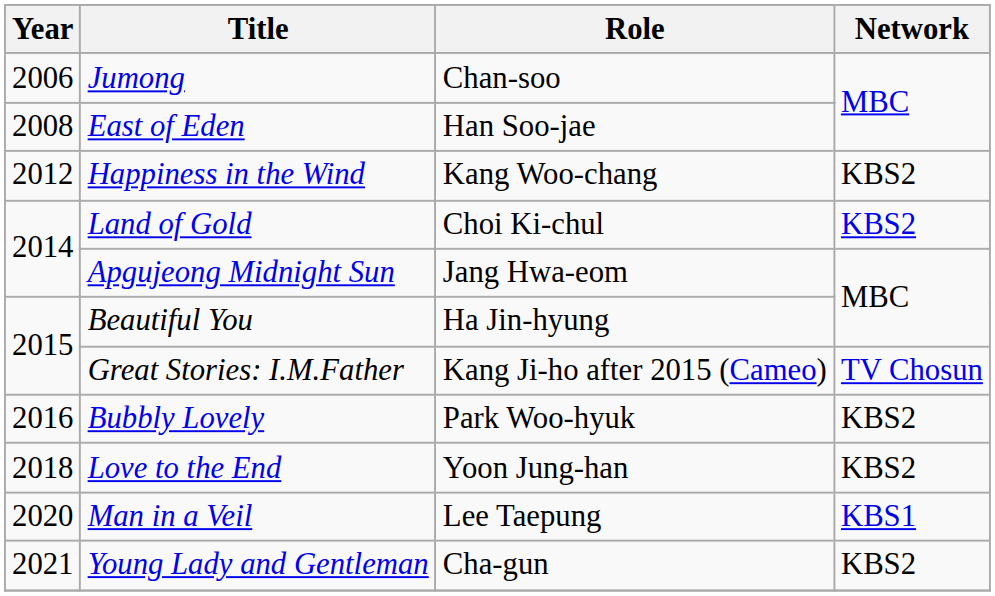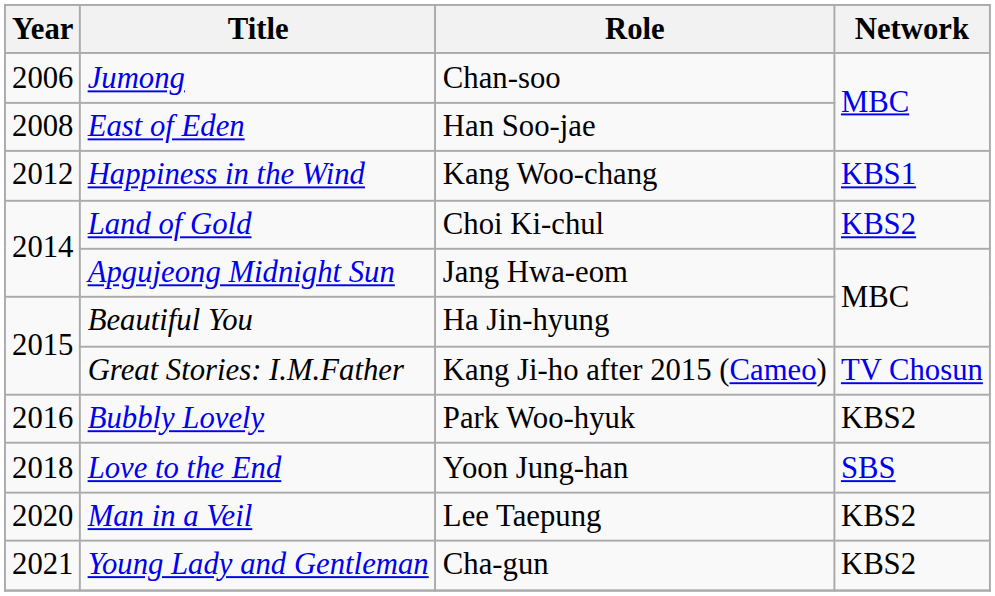(878, 175) KBS2 -> (878, 175) KBS1
(878, 467) KBS2 -> (868, 467) SBS
(878, 516) KBS1 -> (878, 516) KBS2
